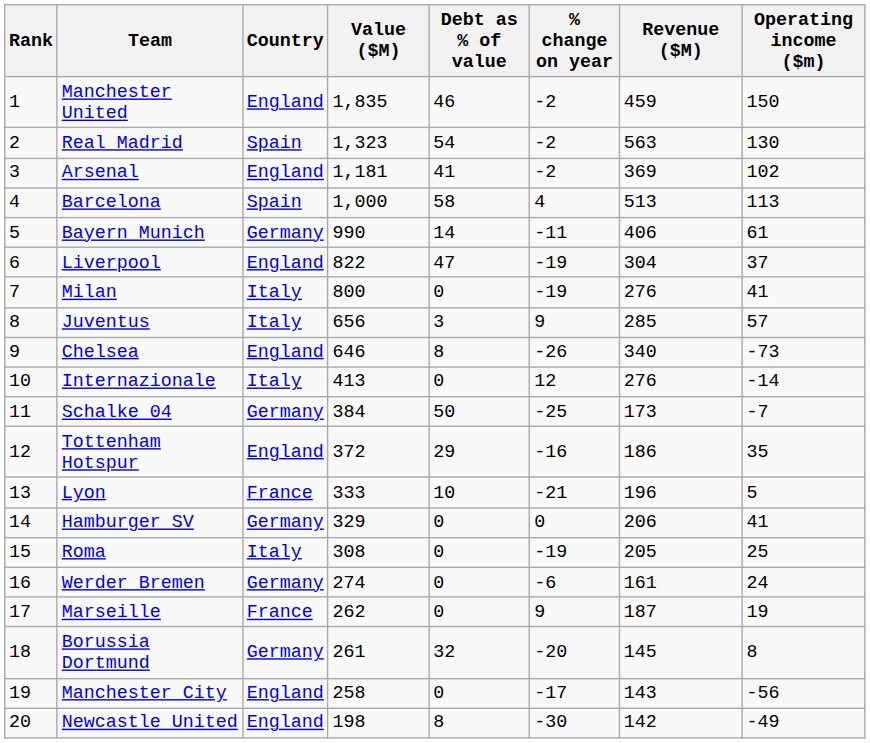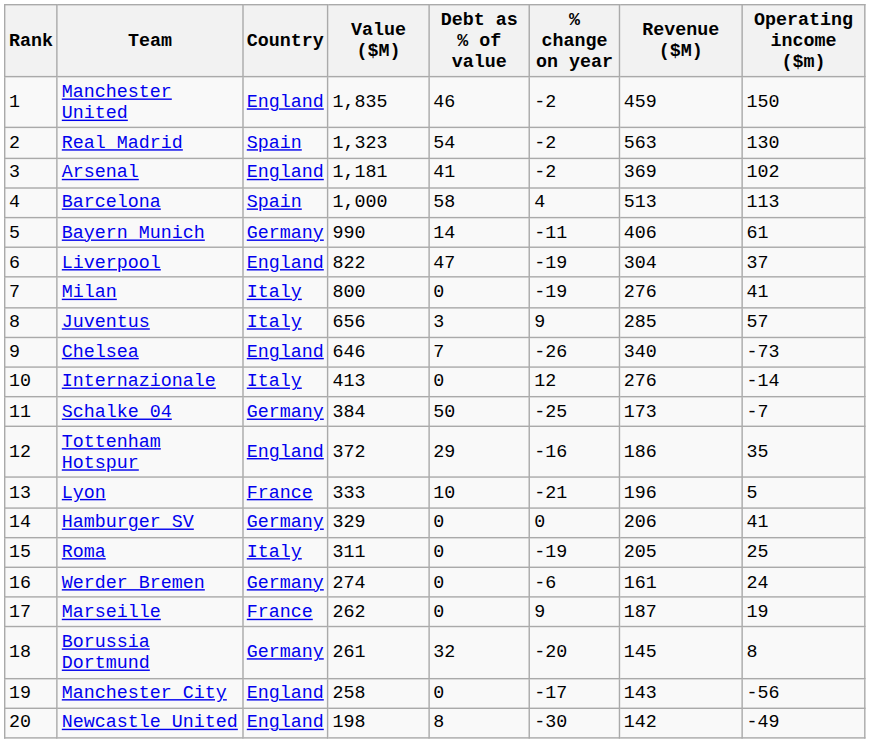(439, 352) 8 -> (439, 352) 7
(349, 552) 308 -> (349, 552) 311
